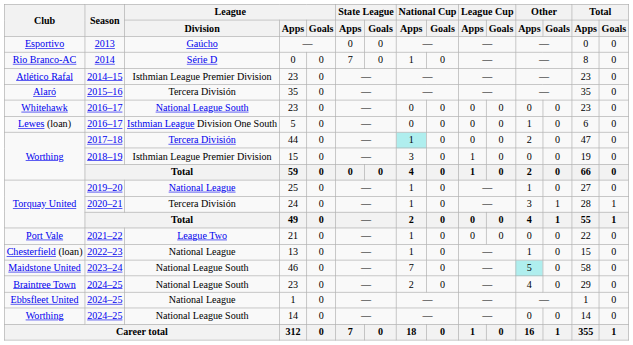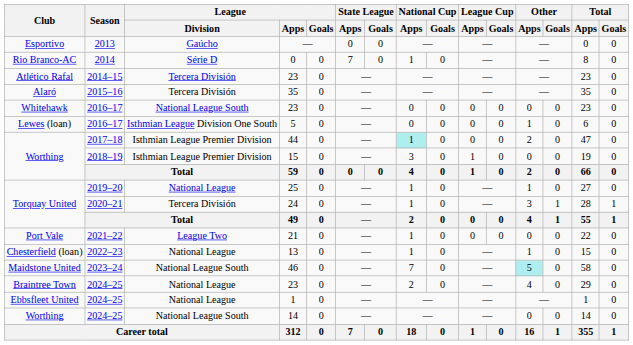(202, 76) Isthmian League Premier Division -> (202, 76) Tercera División
(202, 140) Tercera División -> (202, 140) Isthmian League Premier Division
(202, 284) National League South -> (202, 284) National League
